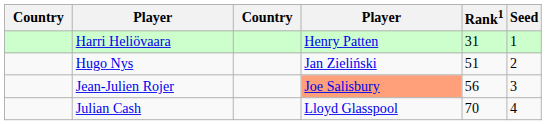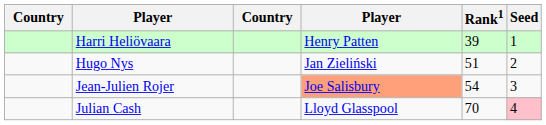(472, 41) 31 -> (472, 41) 39
(472, 86) 56 -> (472, 86) 54
(514, 108) no background -> (514, 108) pink background
